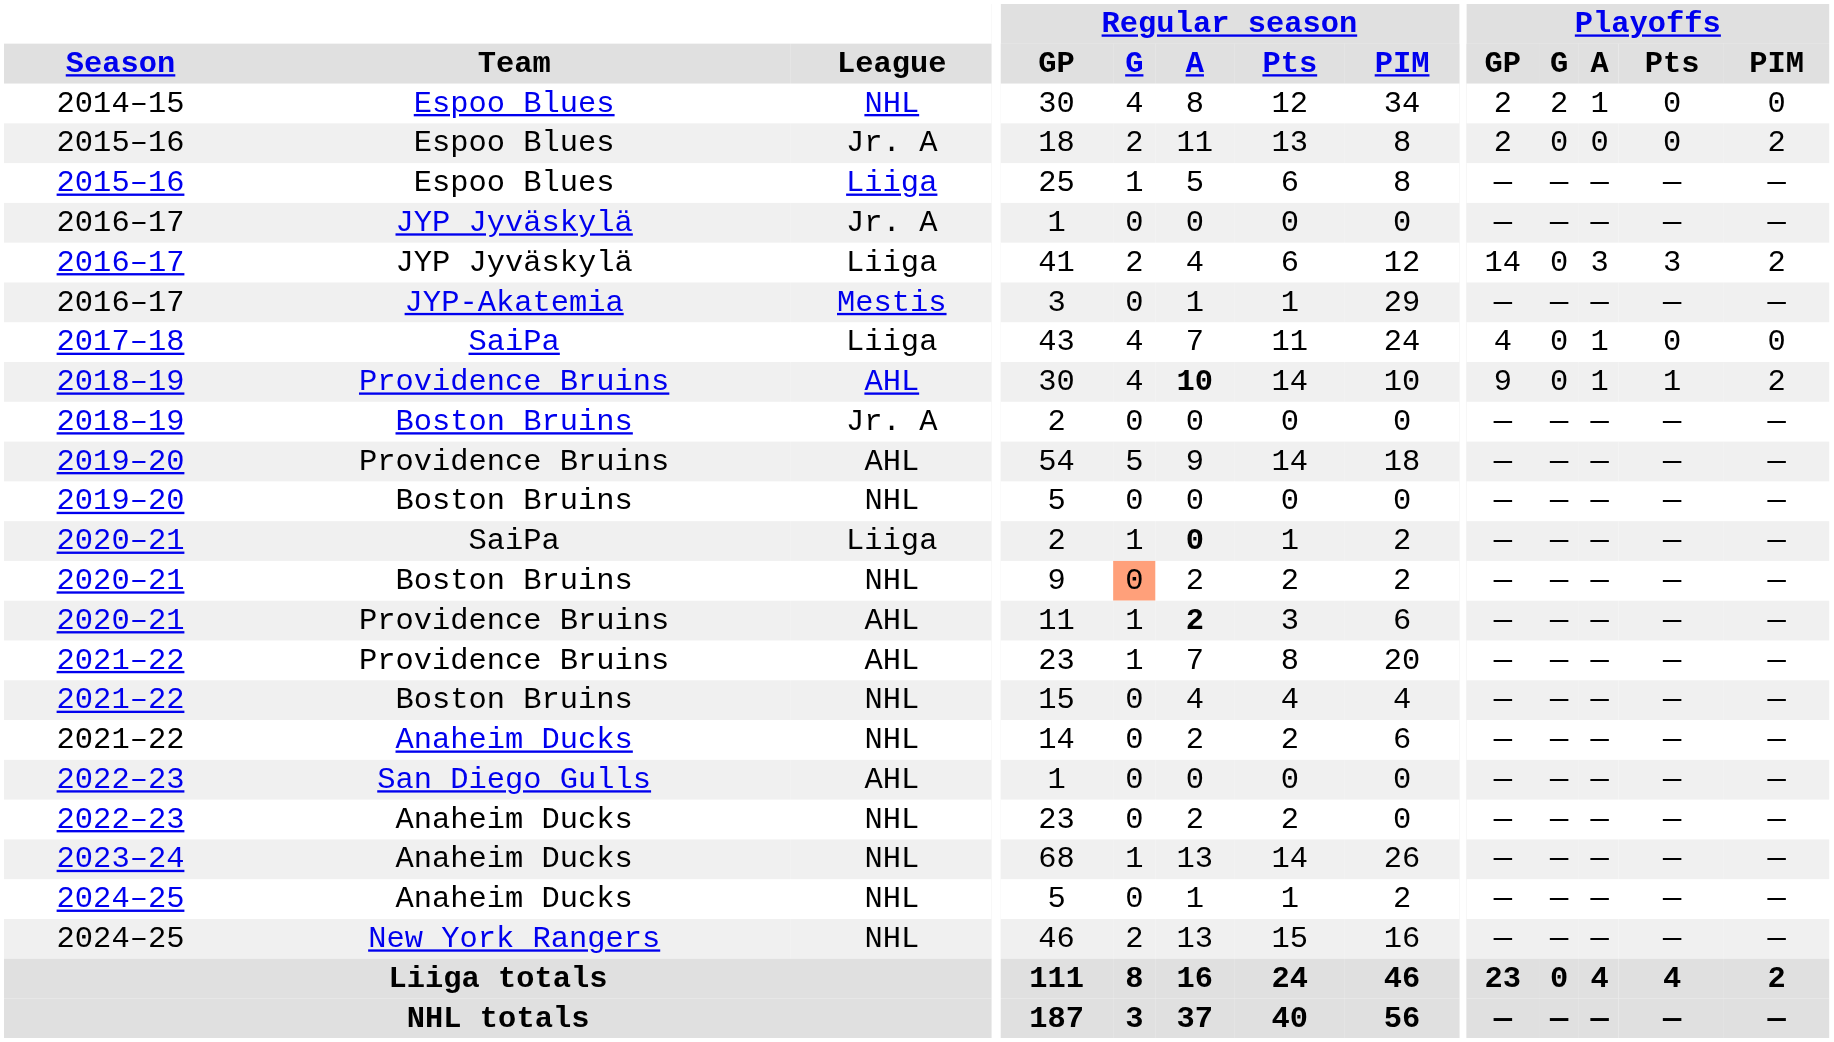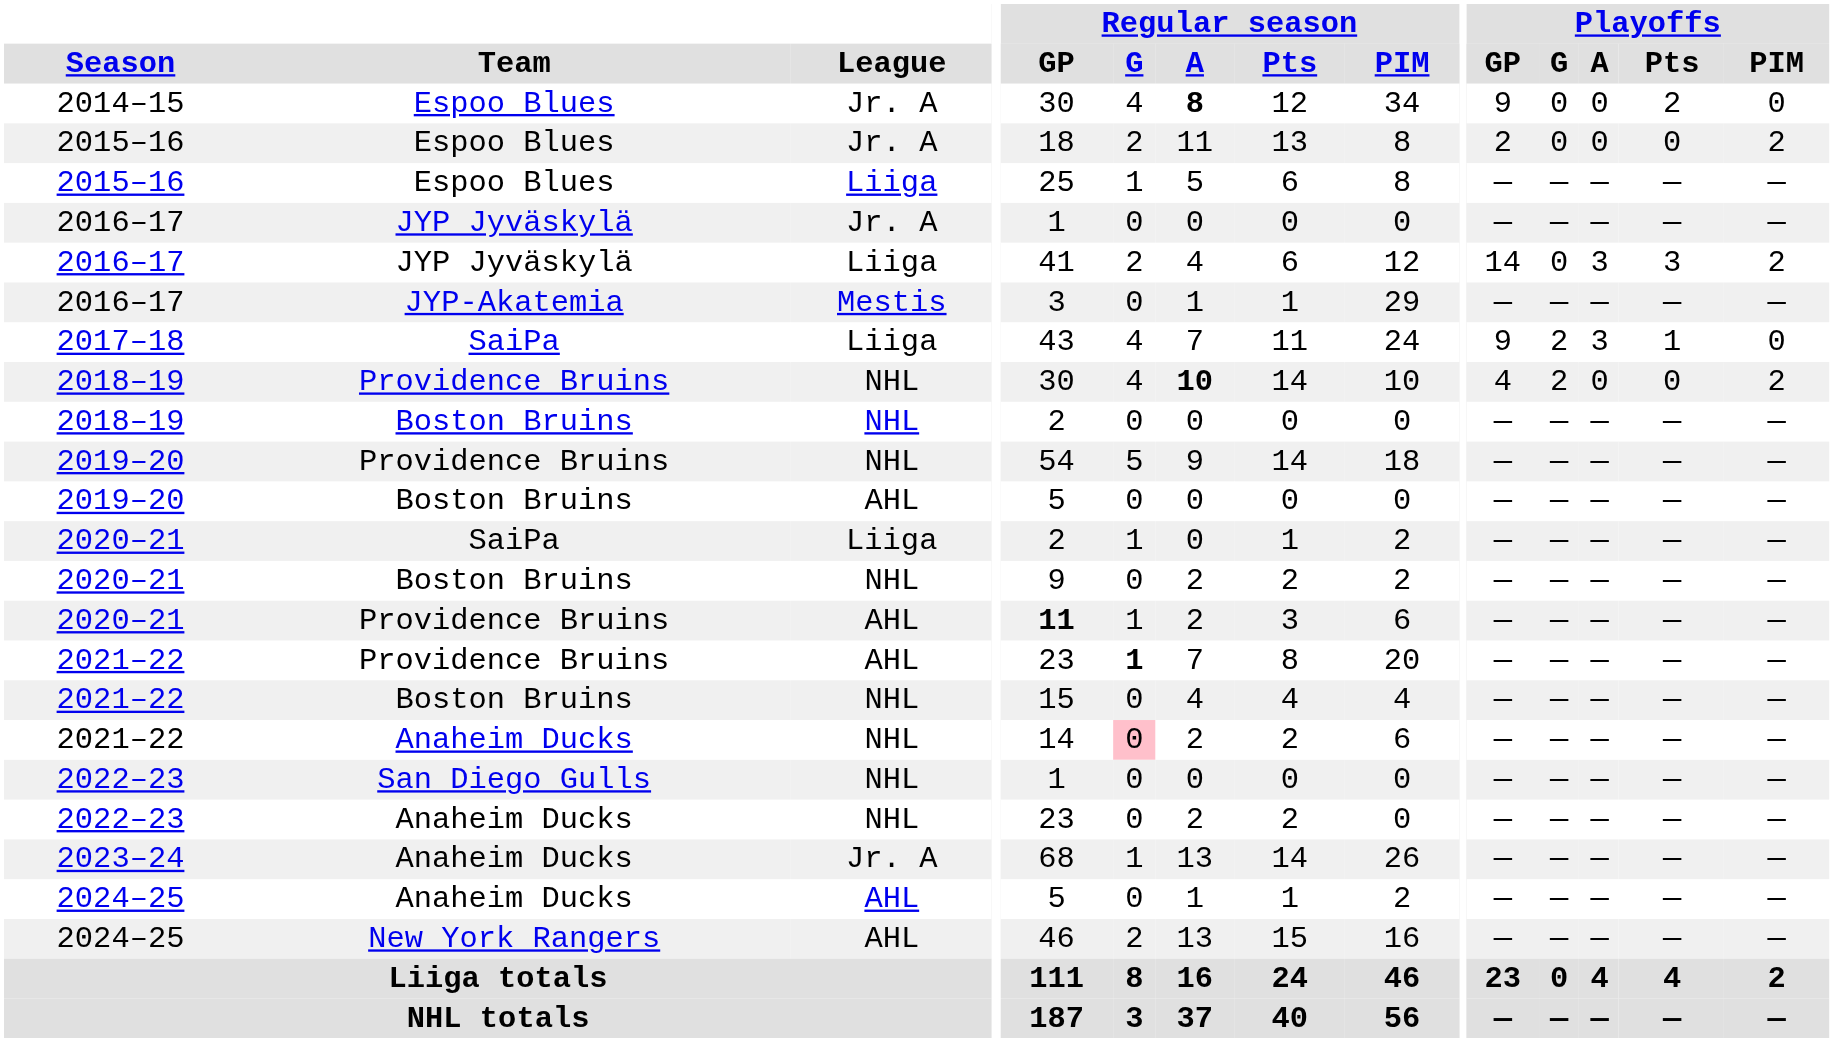(892, 103) NHL -> (892, 103) Jr. A
(1195, 103) normal -> (1195, 103) bold
(1503, 103) 2 -> (1503, 103) 9
(1559, 103) 2 -> (1559, 103) 0
(1600, 103) 1 -> (1600, 103) 0
(1672, 103) 0 -> (1672, 103) 2
(1503, 342) 4 -> (1503, 342) 9
(1559, 342) 0 -> (1559, 342) 2
(1600, 342) 1 -> (1600, 342) 3
(1672, 342) 0 -> (1672, 342) 1
(892, 382) AHL -> (892, 382) NHL
(1503, 382) 9 -> (1503, 382) 4
(1559, 382) 0 -> (1559, 382) 2
(1600, 382) 1 -> (1600, 382) 0
(1672, 382) 1 -> (1672, 382) 0
(892, 422) Jr. A -> (892, 422) NHL
(892, 461) AHL -> (892, 461) NHL
(892, 501) NHL -> (892, 501) AHL
(1195, 541) bold -> (1195, 541) normal
(1134, 581) lightsalmon background -> (1134, 581) no background
(1057, 621) normal -> (1057, 621) bold
(1195, 621) bold -> (1195, 621) normal
(1134, 660) normal -> (1134, 660) bold
(1134, 740) no background -> (1134, 740) pink background
(892, 780) AHL -> (892, 780) NHL
(892, 859) NHL -> (892, 859) Jr. A
(892, 899) NHL -> (892, 899) AHL
(892, 939) NHL -> (892, 939) AHL
